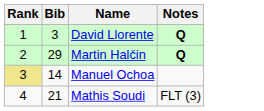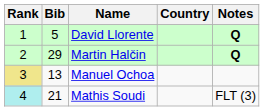+ column: (185, 14)
(55, 34) 3 -> (55, 34) 5
(55, 75) 14 -> (55, 75) 13
(23, 95) no background -> (23, 95) paleturquoise background
